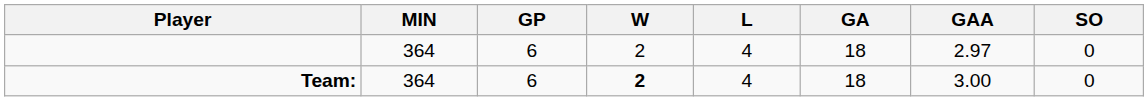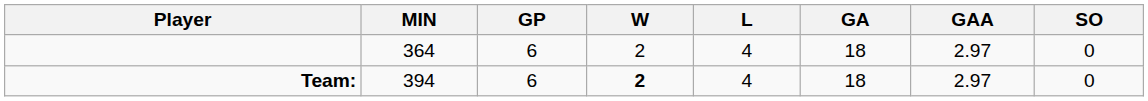(419, 80) 364 -> (419, 80) 394
(973, 80) 3.00 -> (973, 80) 2.97
